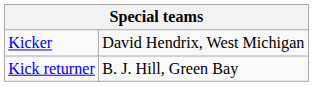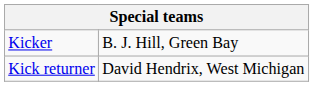(203, 42) David Hendrix, West Michigan -> (170, 42) B. J. Hill, Green Bay
(170, 68) B. J. Hill, Green Bay -> (203, 68) David Hendrix, West Michigan
